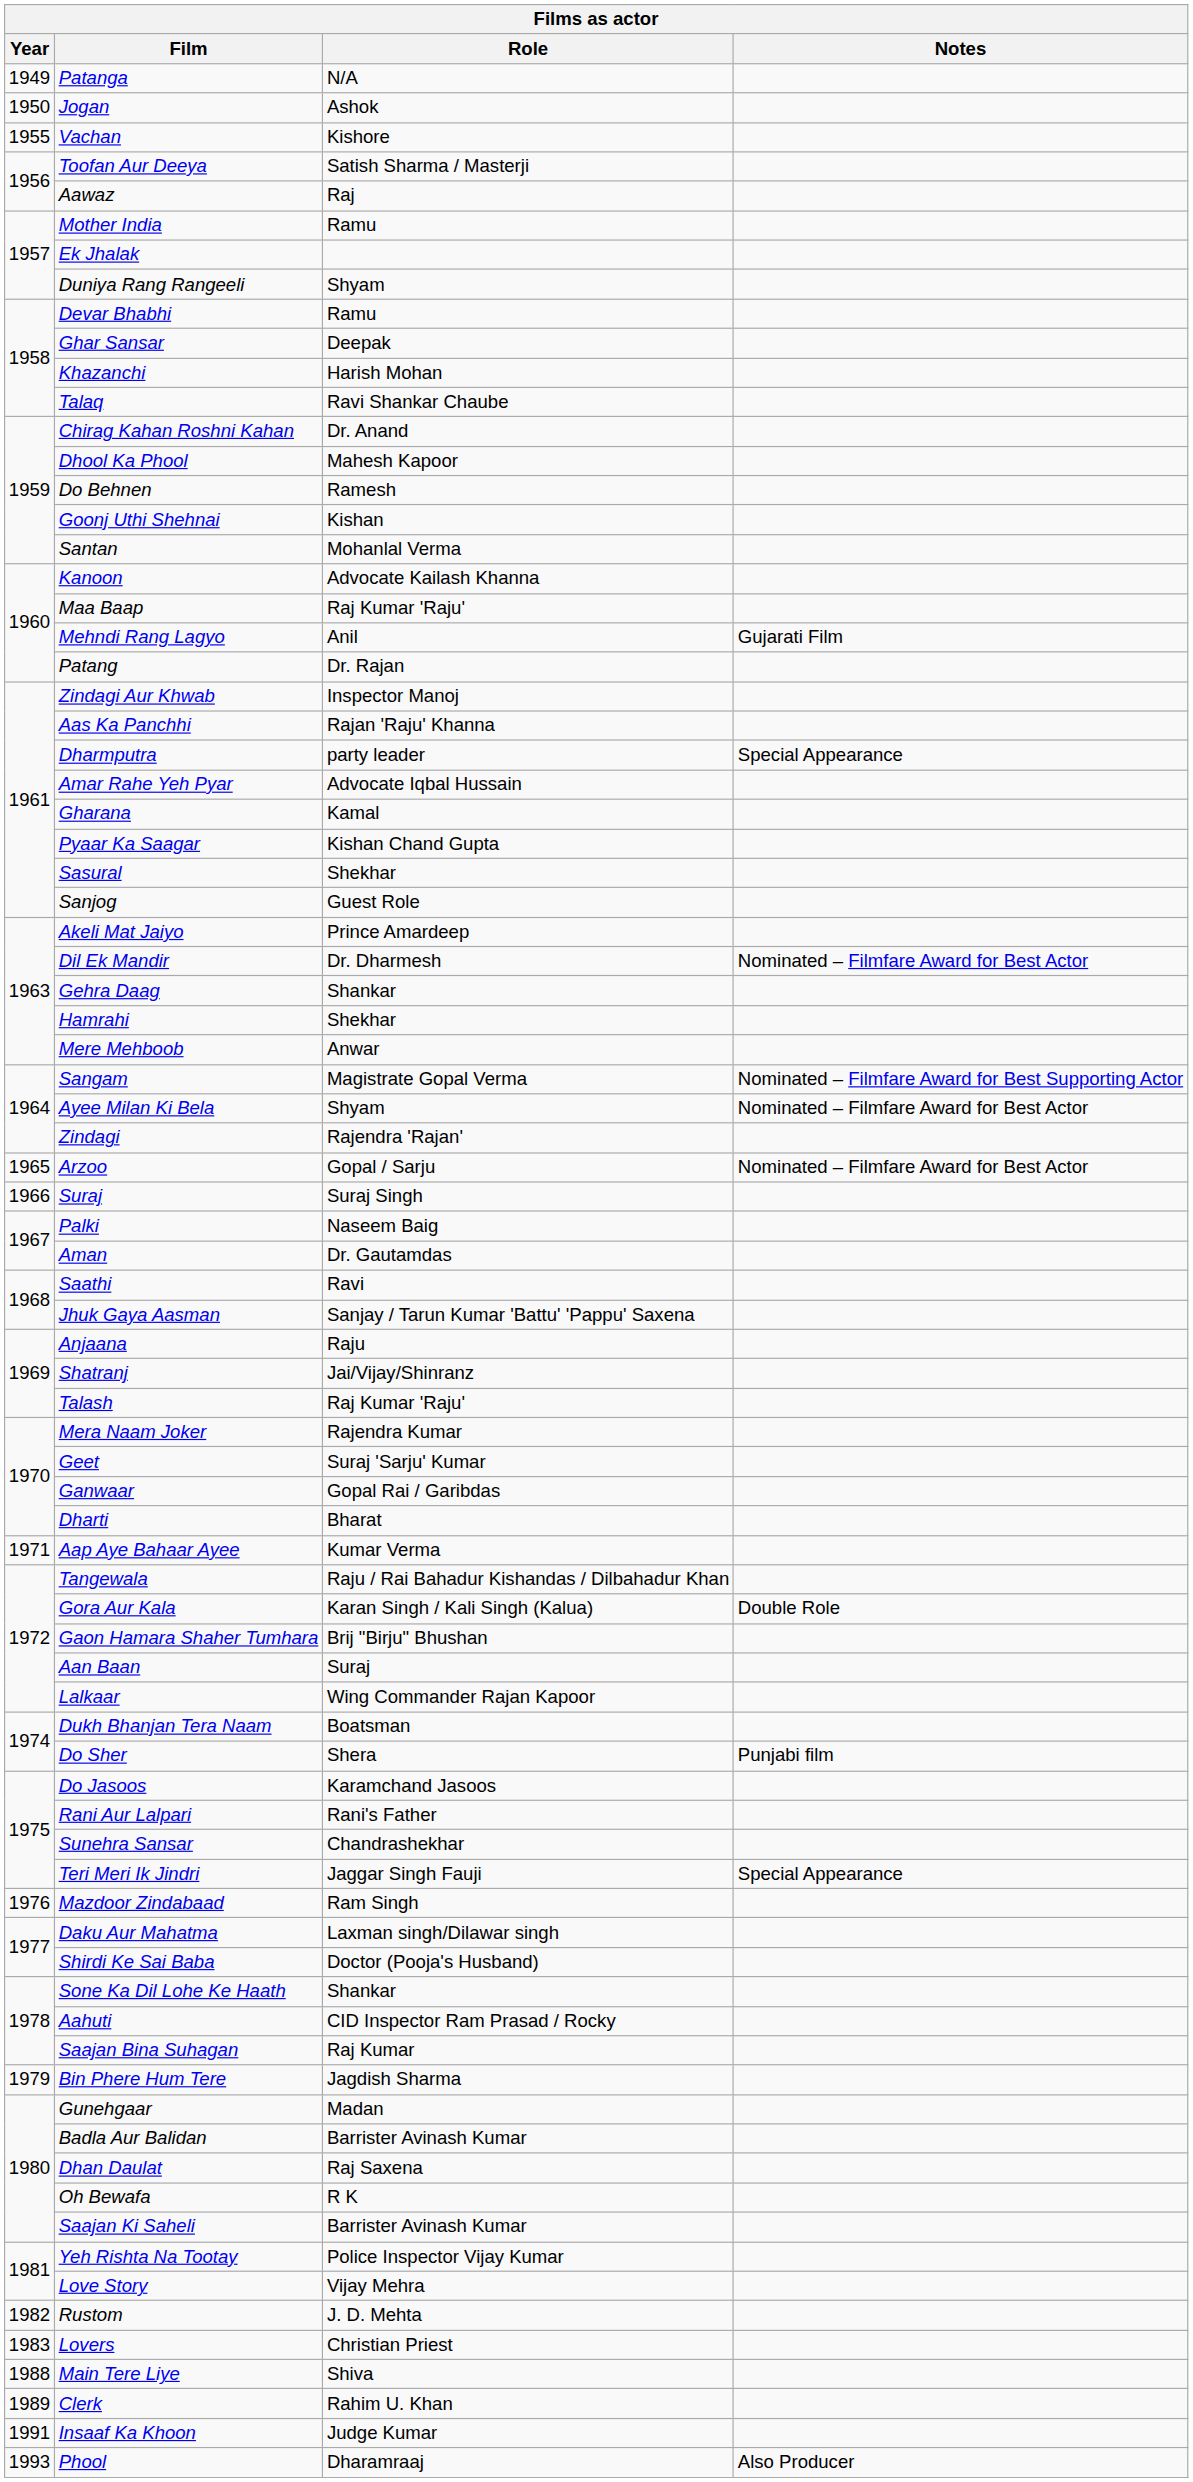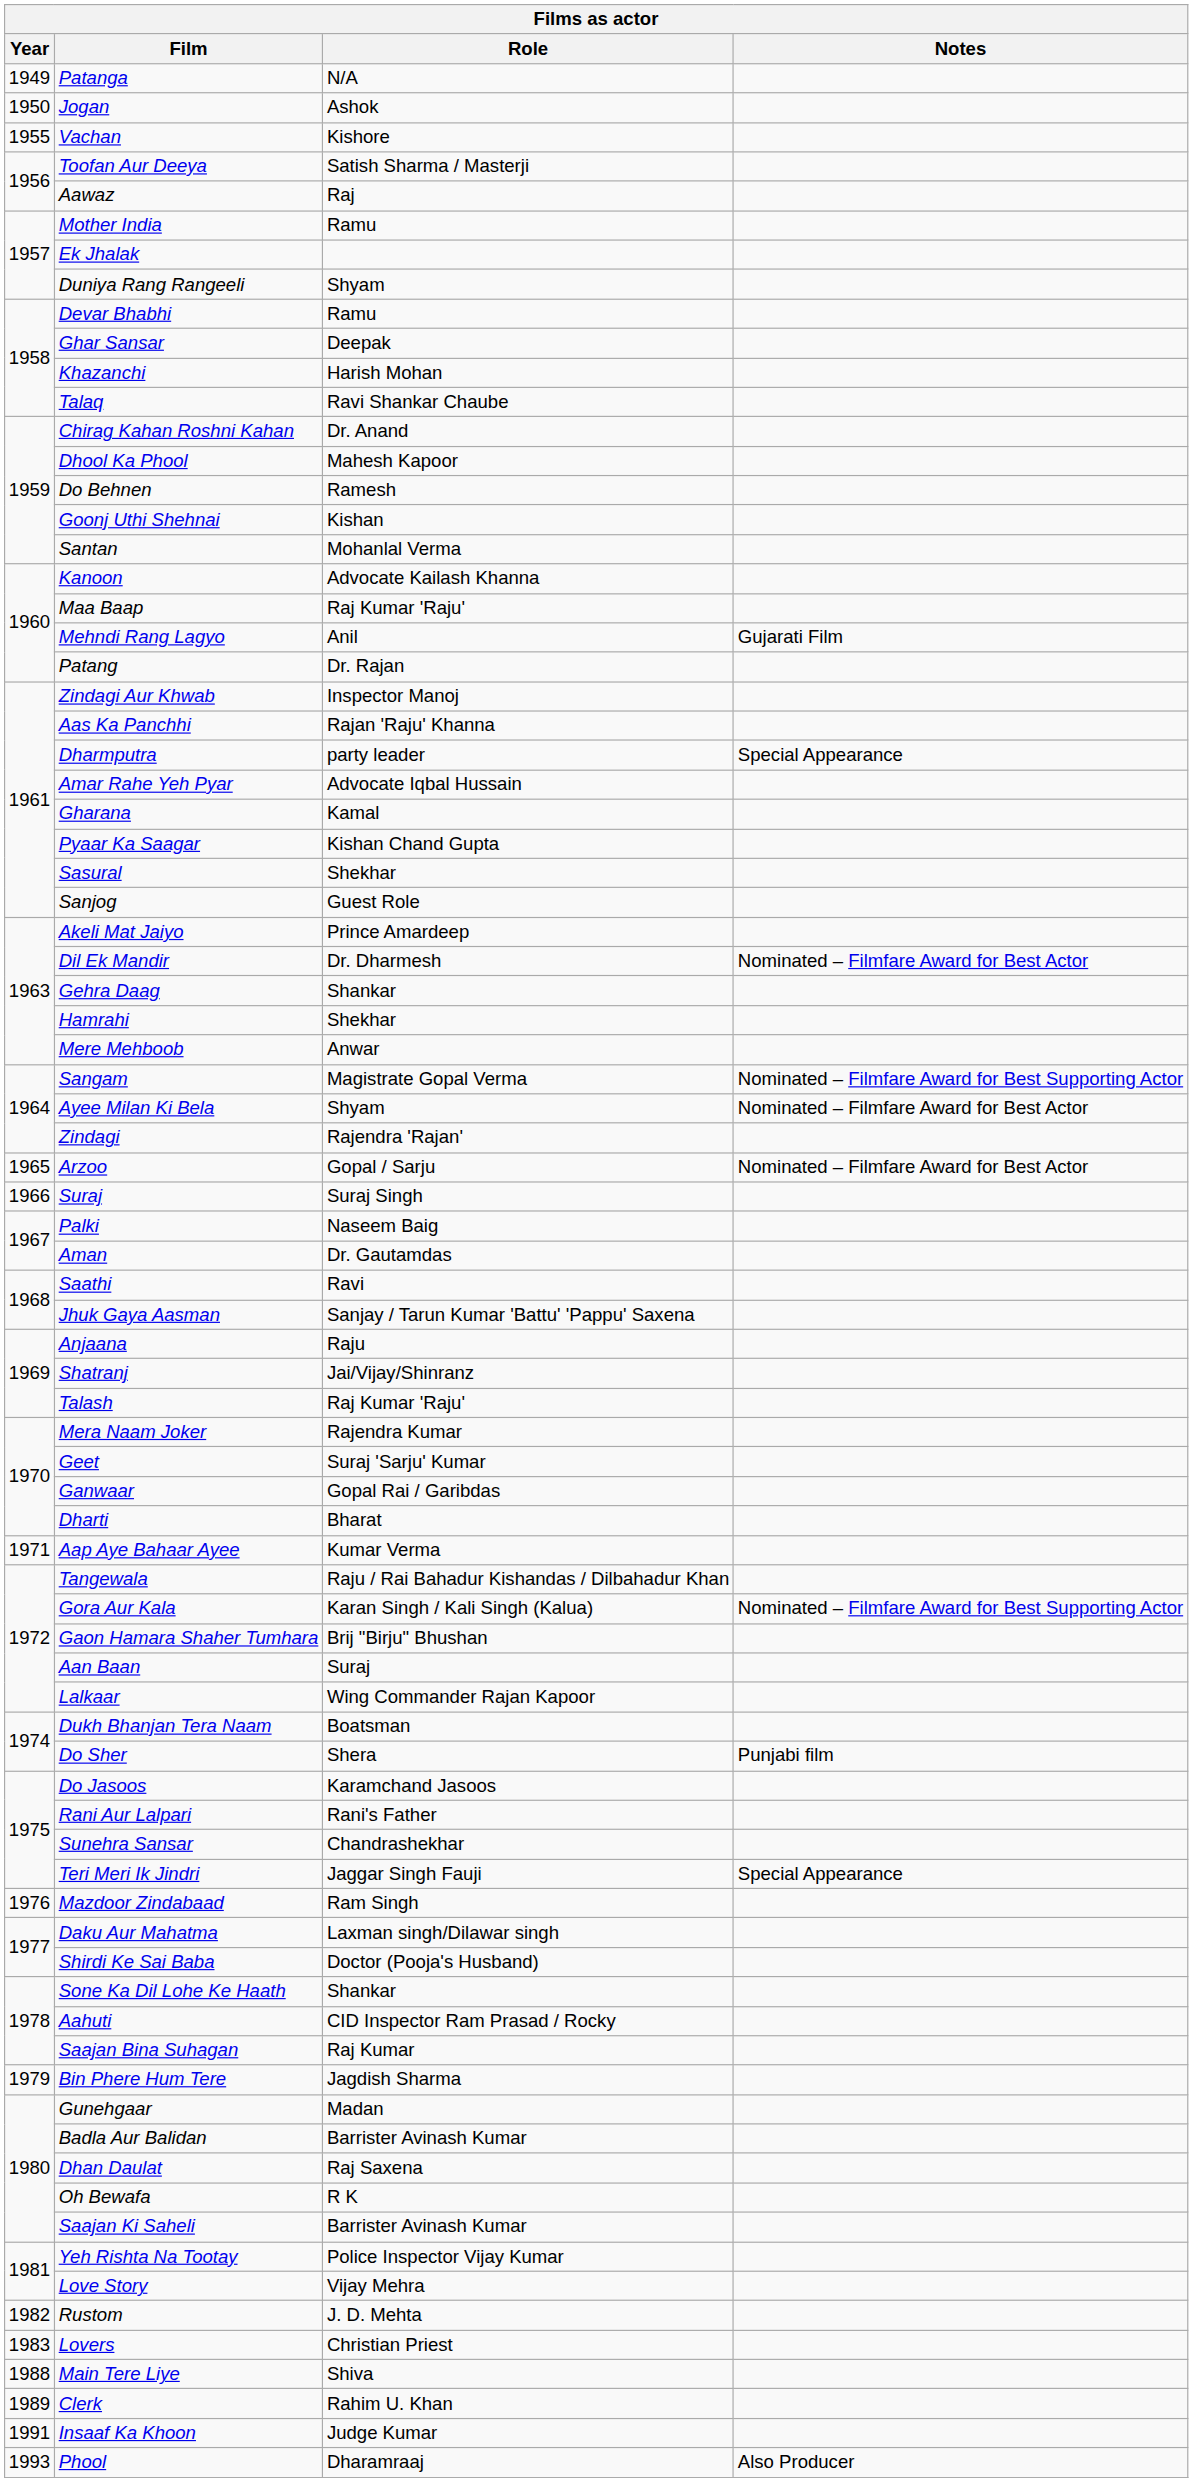(789, 1608) Double Role -> (960, 1608) Nominated – Filmfare Award for Best Supporting Actor
